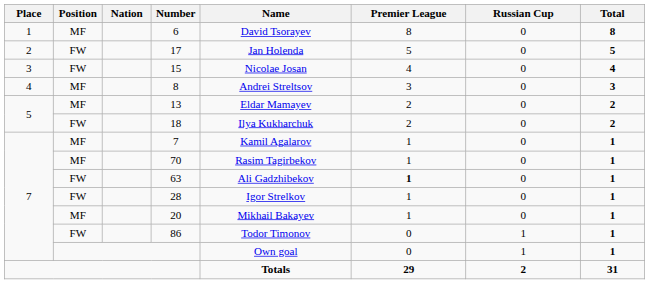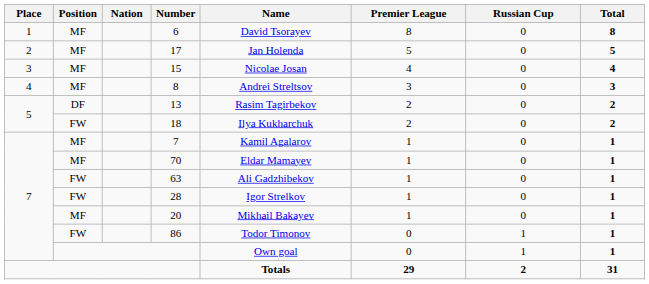(78, 50) FW -> (78, 50) MF
(78, 68) FW -> (78, 68) MF
(78, 105) MF -> (78, 105) DF
(276, 105) Eldar Mamayev -> (276, 105) Rasim Tagirbekov
(276, 160) Rasim Tagirbekov -> (276, 160) Eldar Mamayev
(409, 178) bold -> (409, 178) normal
